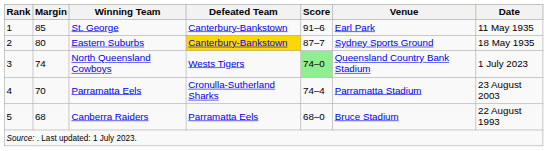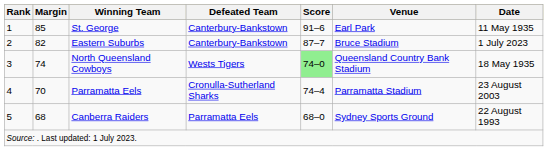(40, 43) 80 -> (40, 43) 82
(238, 43) gold background -> (238, 43) no background
(384, 43) Sydney Sports Ground -> (367, 43) Bruce Stadium
(506, 43) 18 May 1935 -> (503, 43) 1 July 2023
(503, 64) 1 July 2023 -> (506, 64) 18 May 1935
(367, 117) Bruce Stadium -> (384, 117) Sydney Sports Ground
